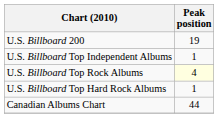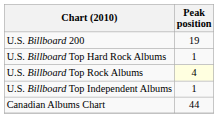rows swapped: (86, 89) <-> (89, 56)
